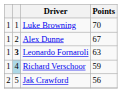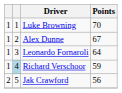(17, 52) bold -> (17, 52) normal
(97, 52) 63 -> (97, 52) 64
